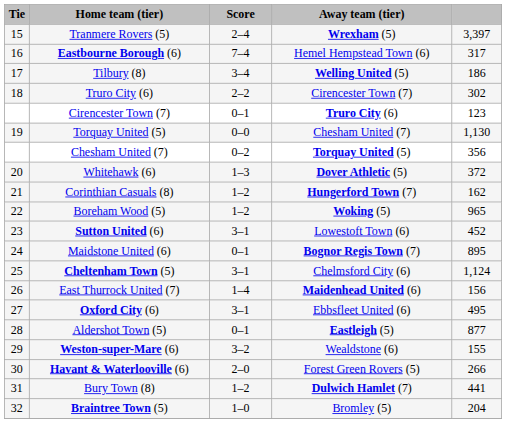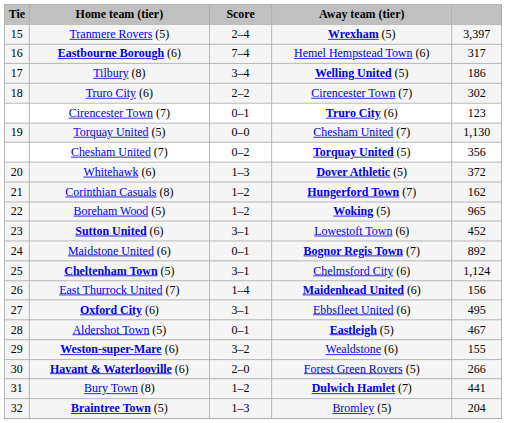(477, 251) 895 -> (477, 251) 892
(477, 330) 877 -> (477, 330) 467
(241, 408) 1–0 -> (241, 408) 1–3
